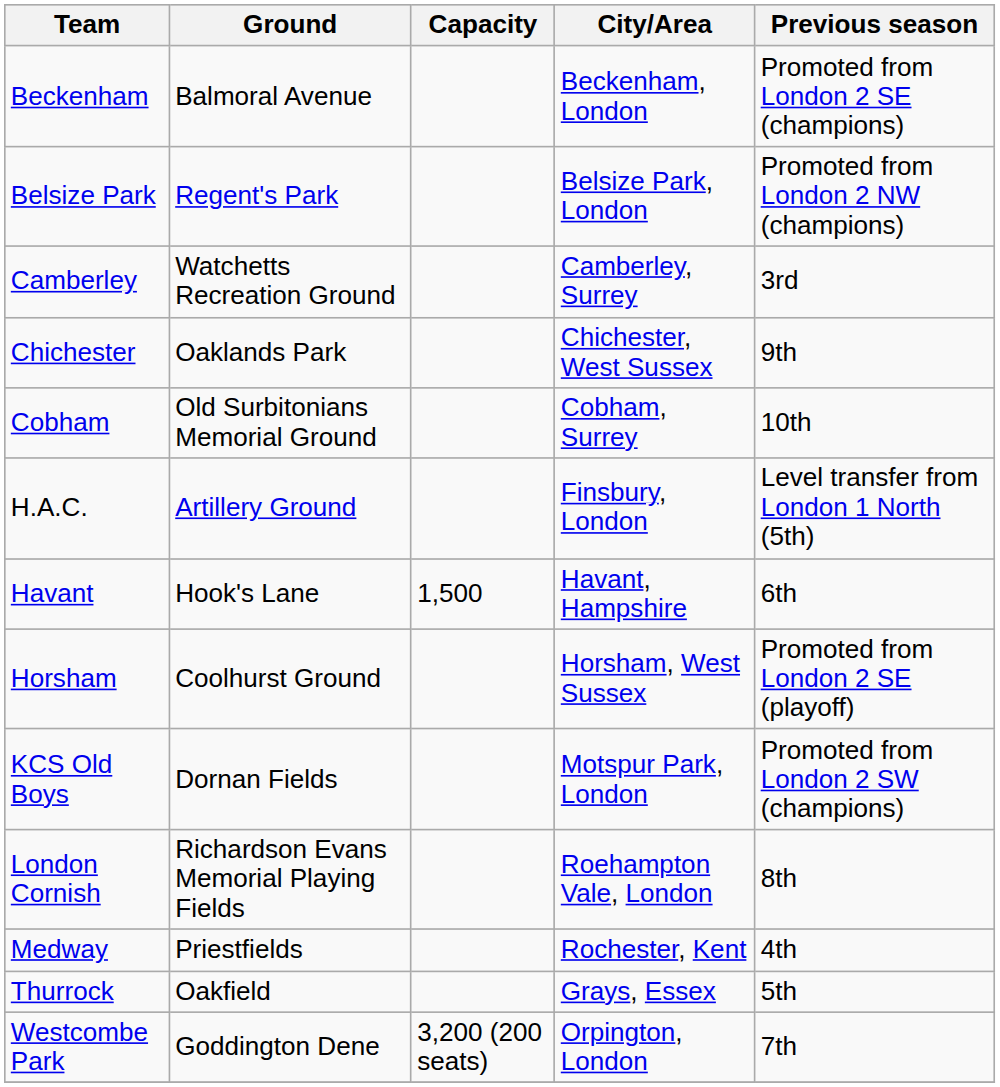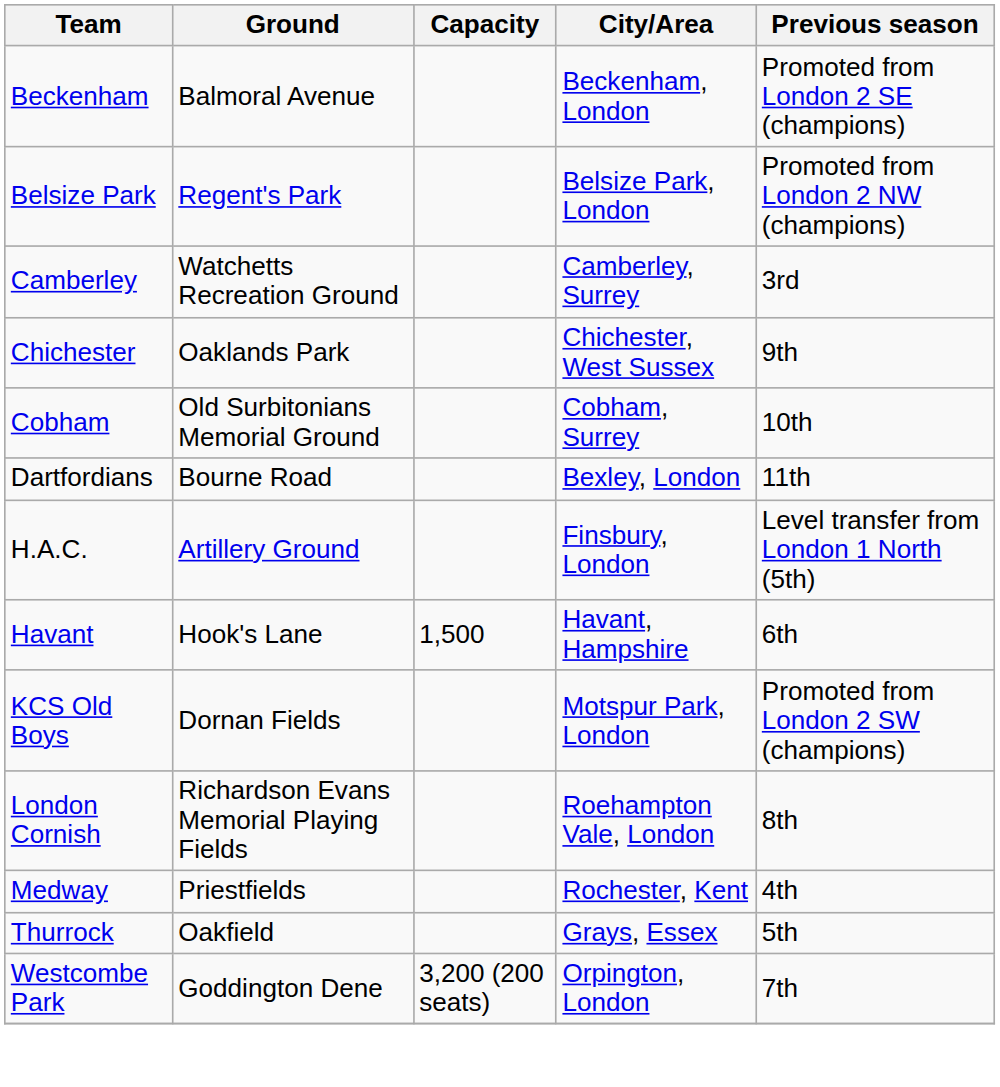+ row: (82, 478)
- row: (64, 678)
